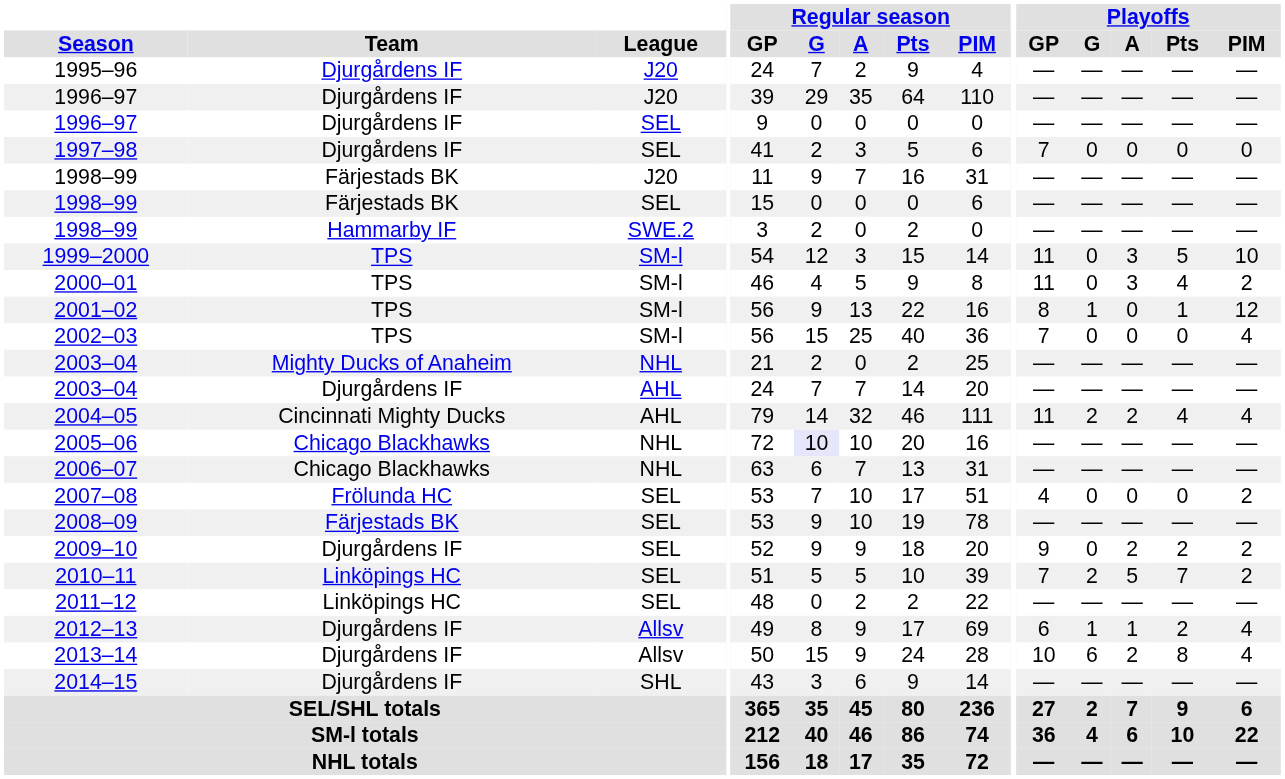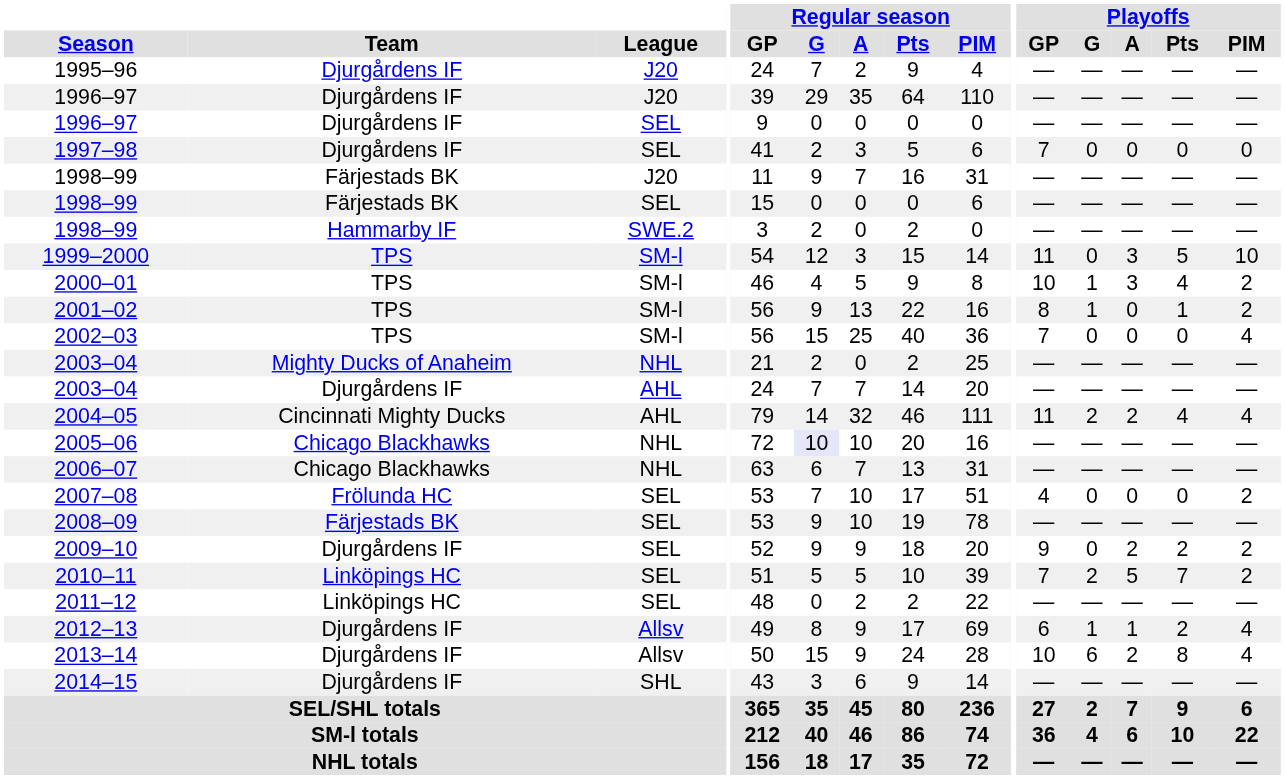(1044, 283) 11 -> (1044, 283) 10
(1092, 283) 0 -> (1092, 283) 1
(1247, 309) 12 -> (1247, 309) 2
